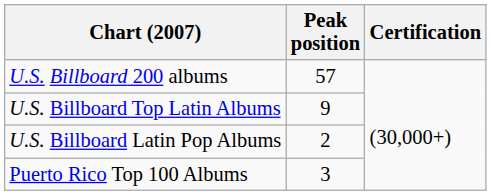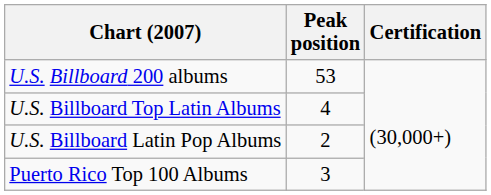(325, 76) 57 -> (325, 76) 53
(325, 108) 9 -> (325, 108) 4
